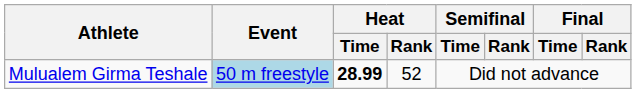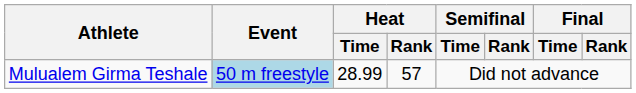(360, 75) bold -> (360, 75) normal
(411, 75) 52 -> (411, 75) 57
